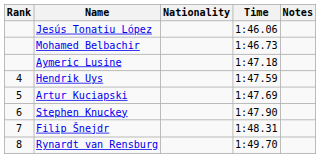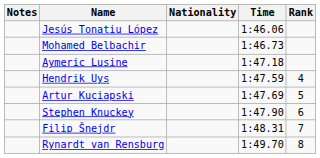columns swapped: (19, 13) <-> (298, 13)
